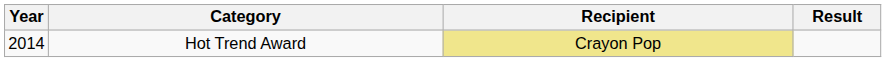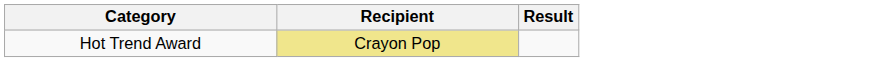- column: (26, 17)
